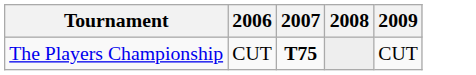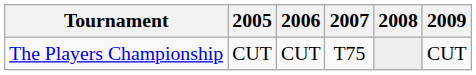+ column: (252, 20)
(301, 53) bold -> (349, 53) normal
